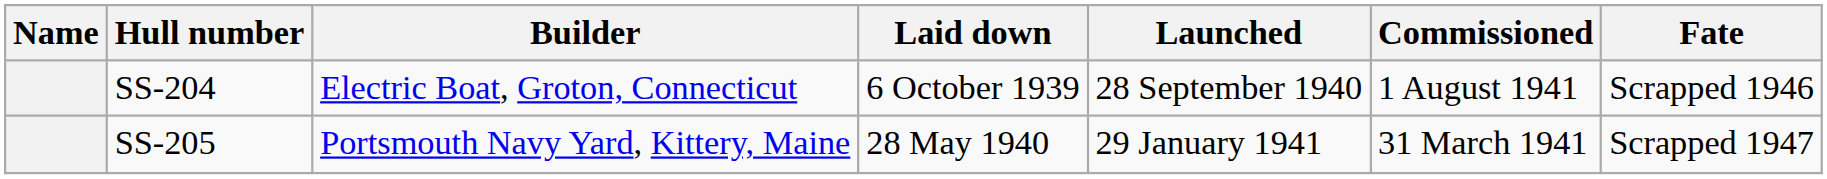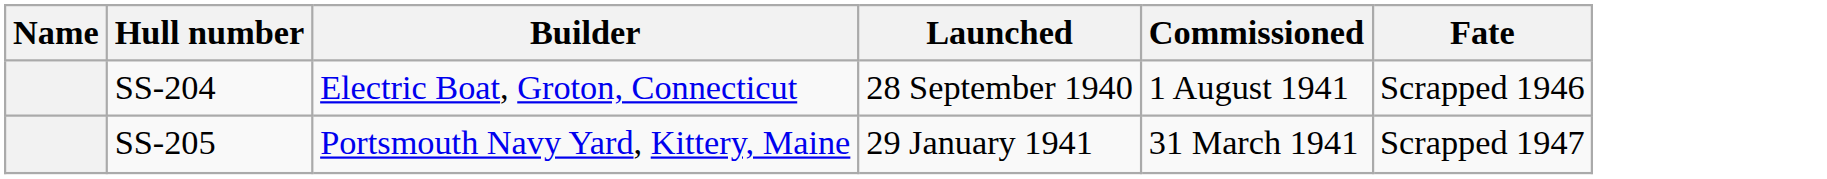- column: (973, 31)
